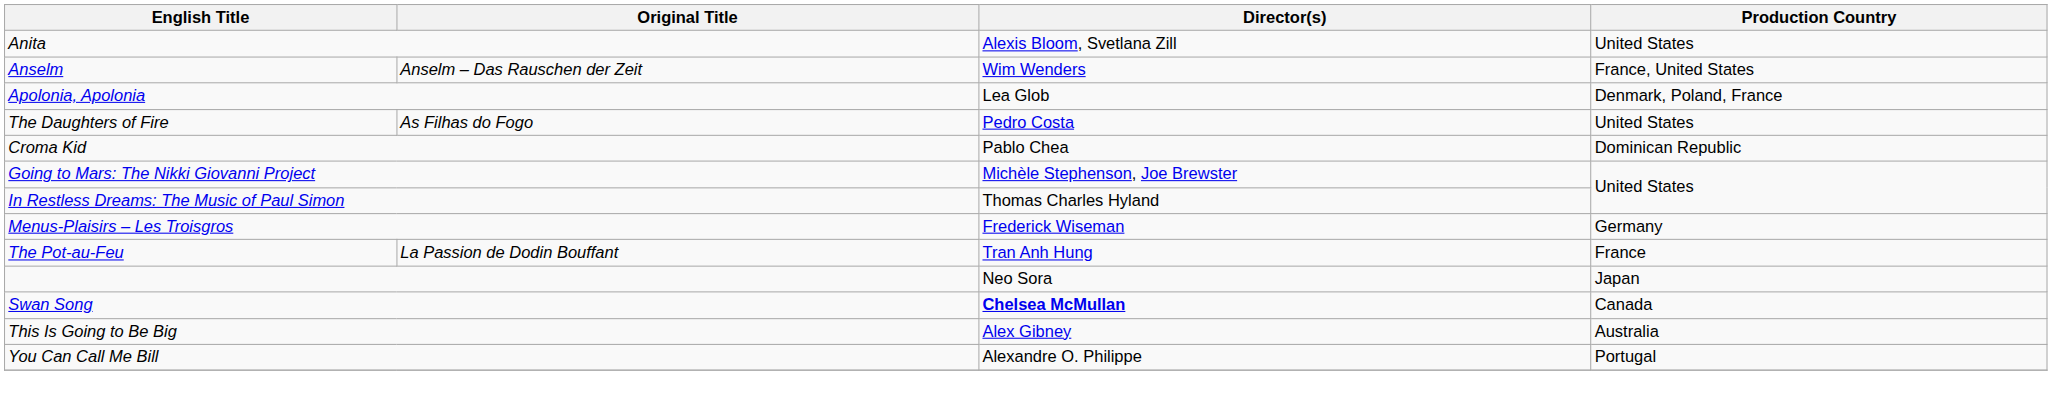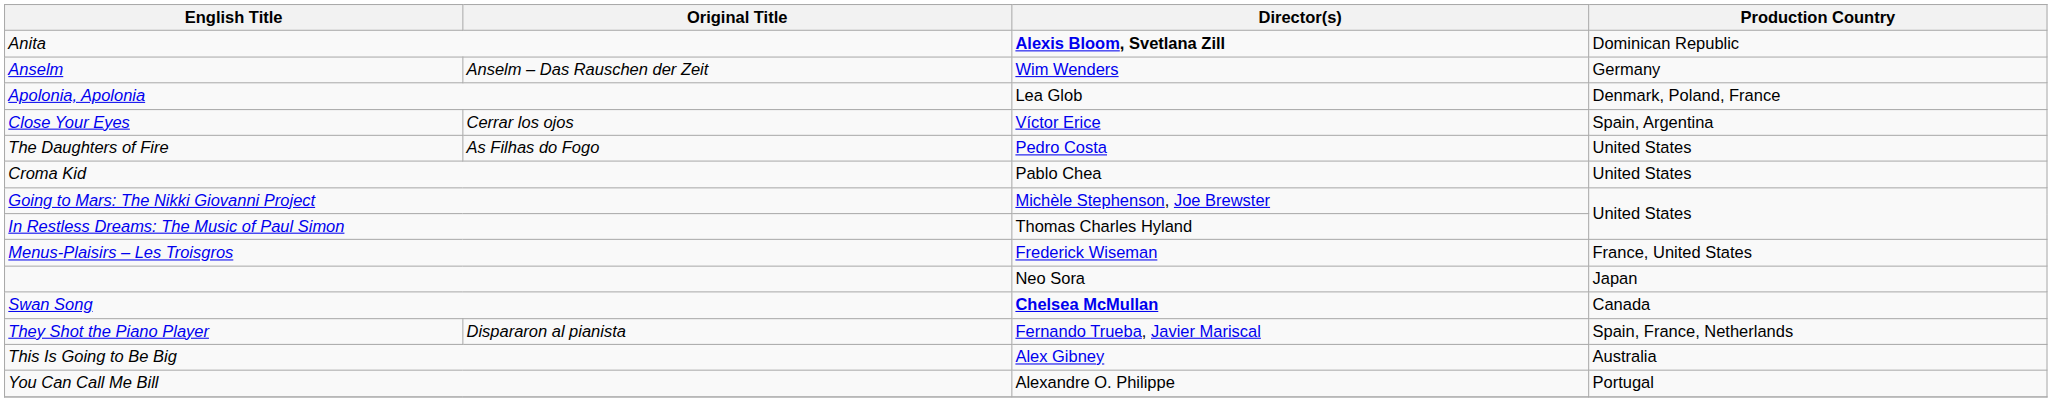(1080, 43) normal -> (1120, 43) bold
(1644, 43) United States -> (1666, 43) Dominican Republic
(1674, 69) France, United States -> (1626, 69) Germany
+ row: (69, 122)
(1668, 148) Dominican Republic -> (1642, 174) United States
(1629, 226) Germany -> (1672, 252) France, United States
- row: (66, 252)
+ row: (109, 331)
